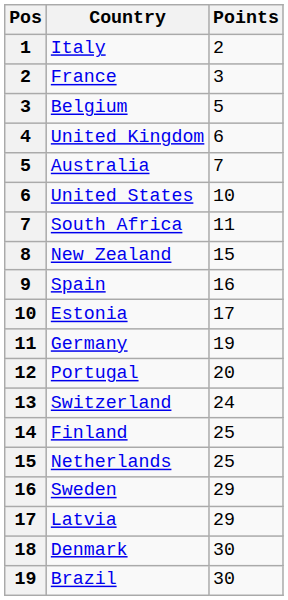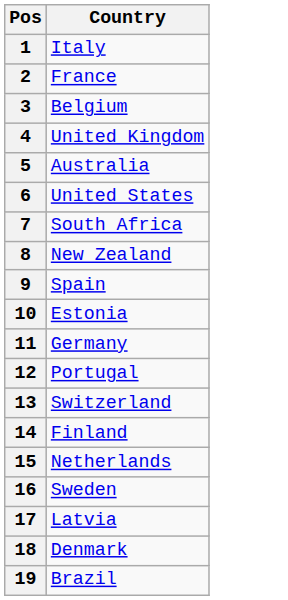- column: (246, 20)
